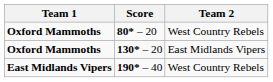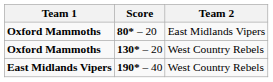(216, 31) West Country Rebels -> (216, 31) East Midlands Vipers
(216, 49) East Midlands Vipers -> (216, 49) West Country Rebels
